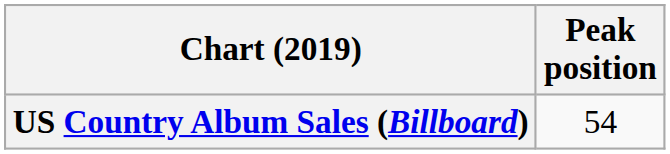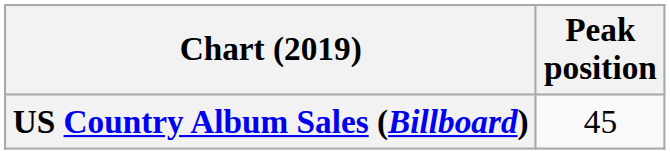(600, 121) 54 -> (600, 121) 45
